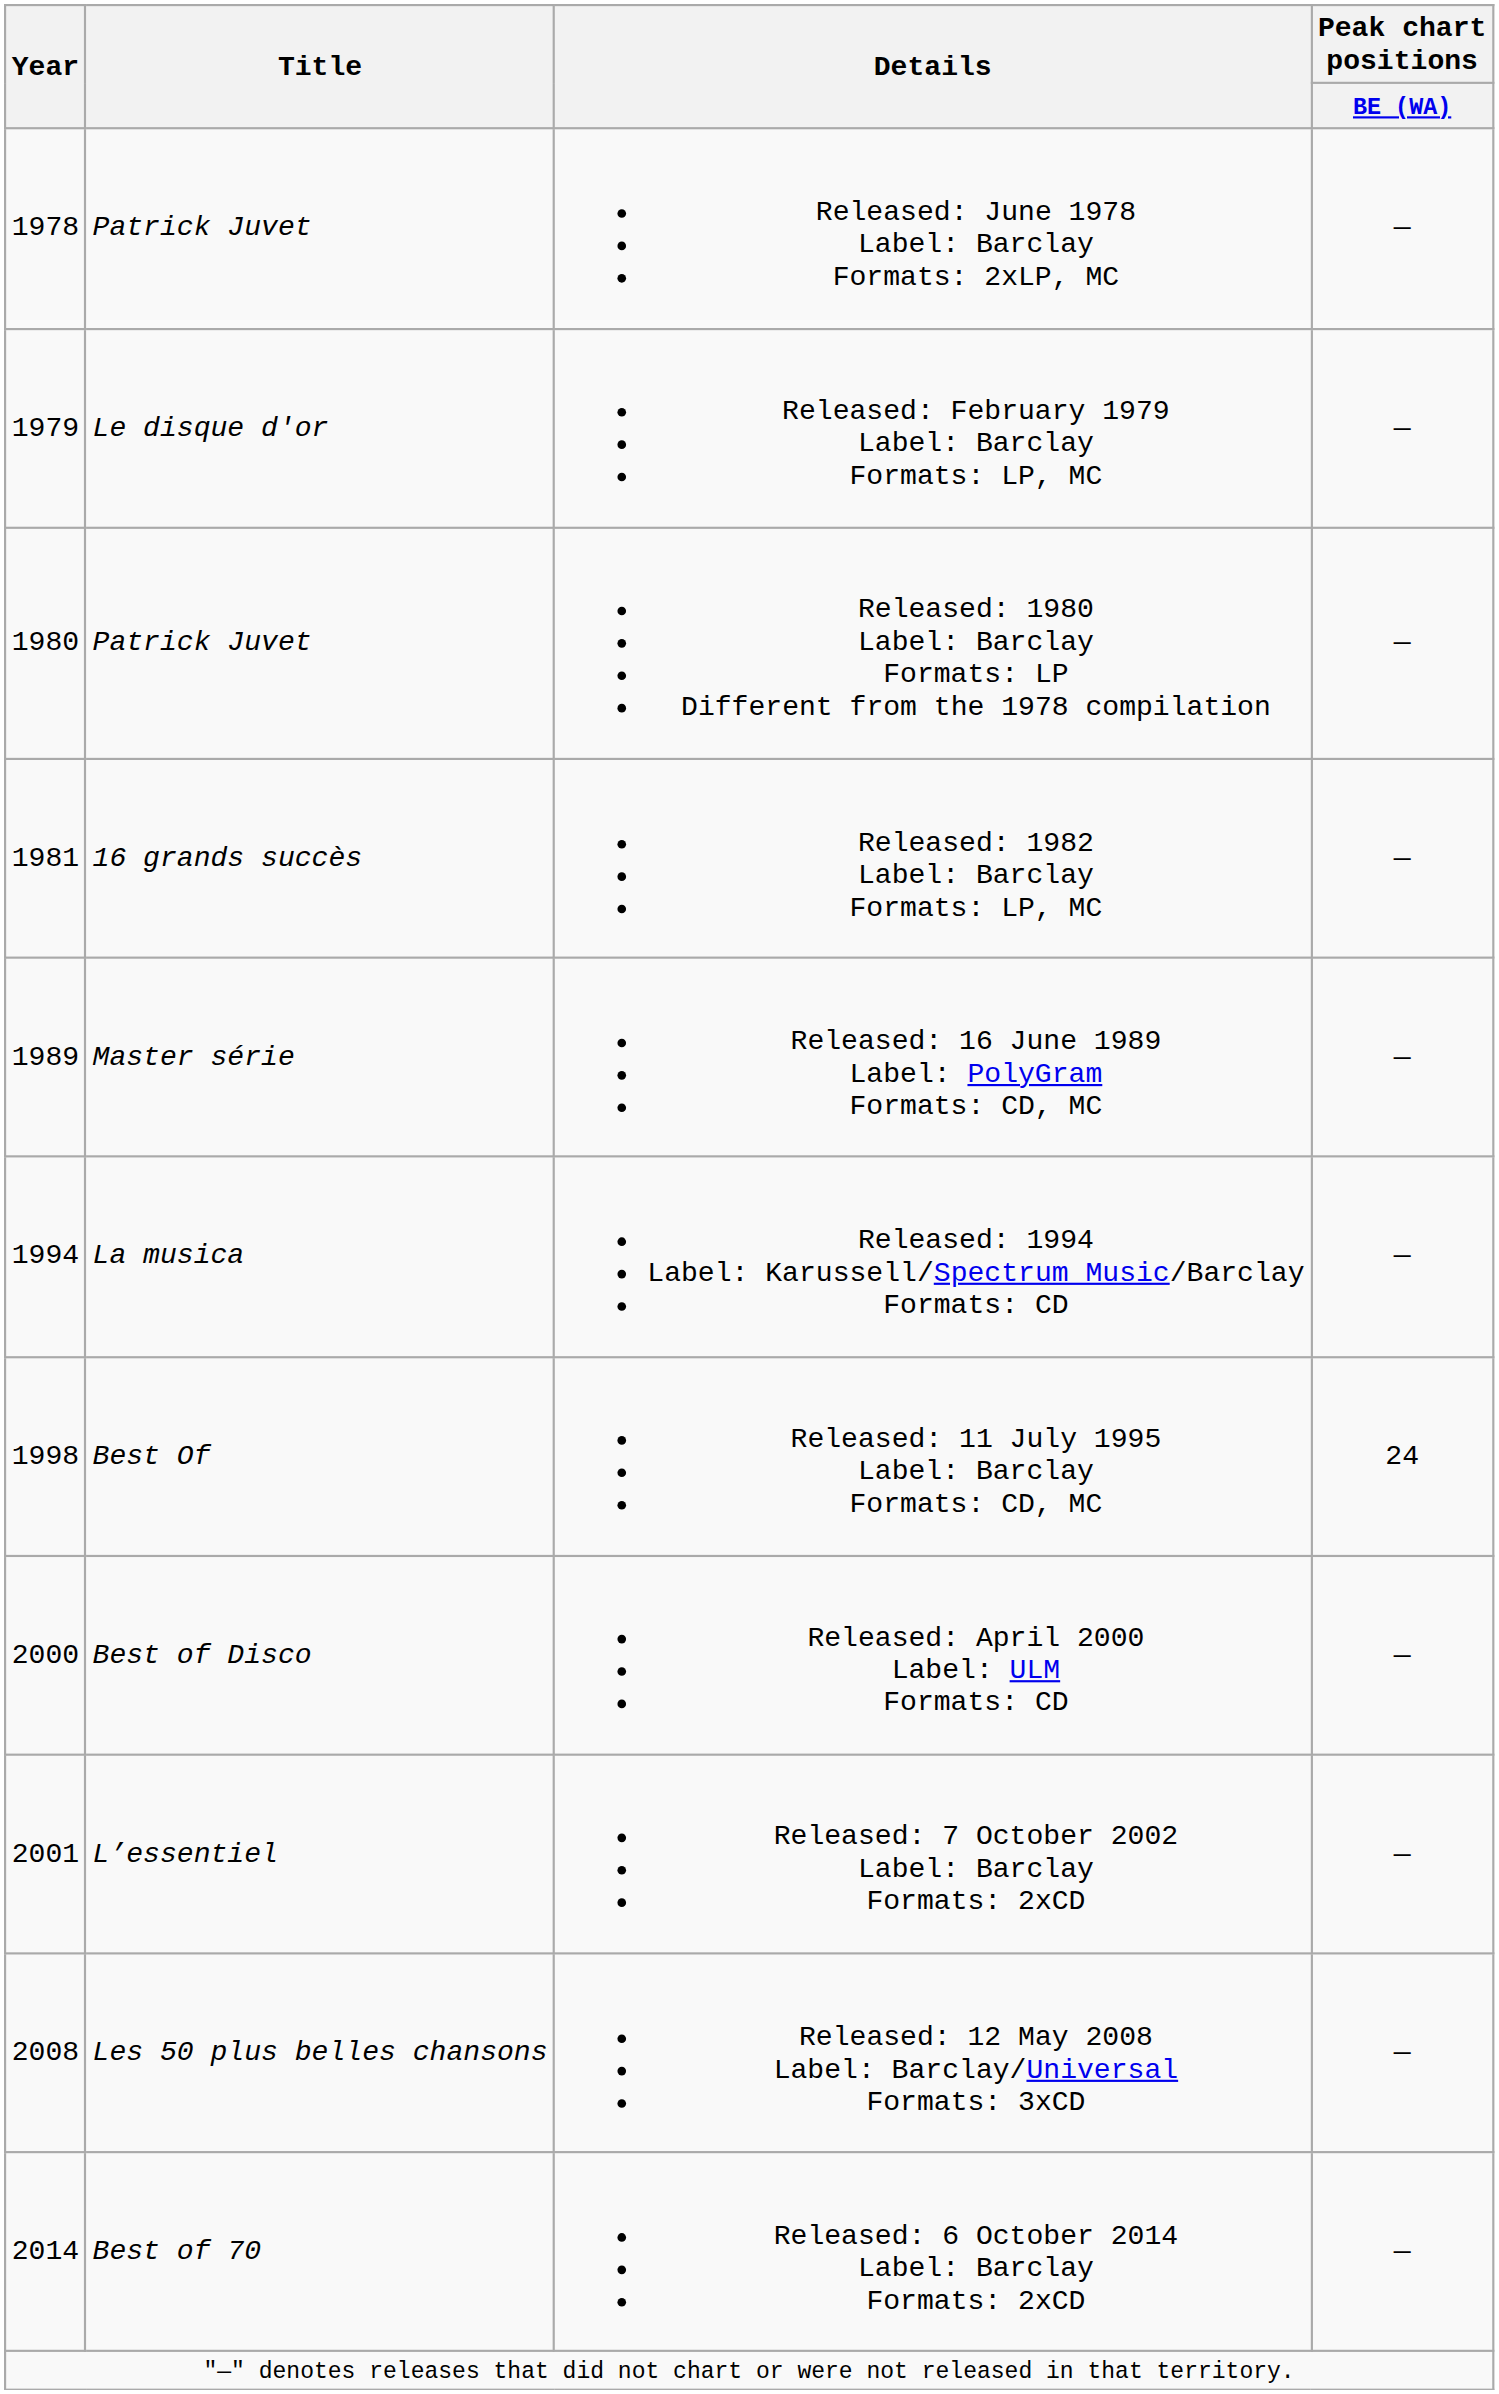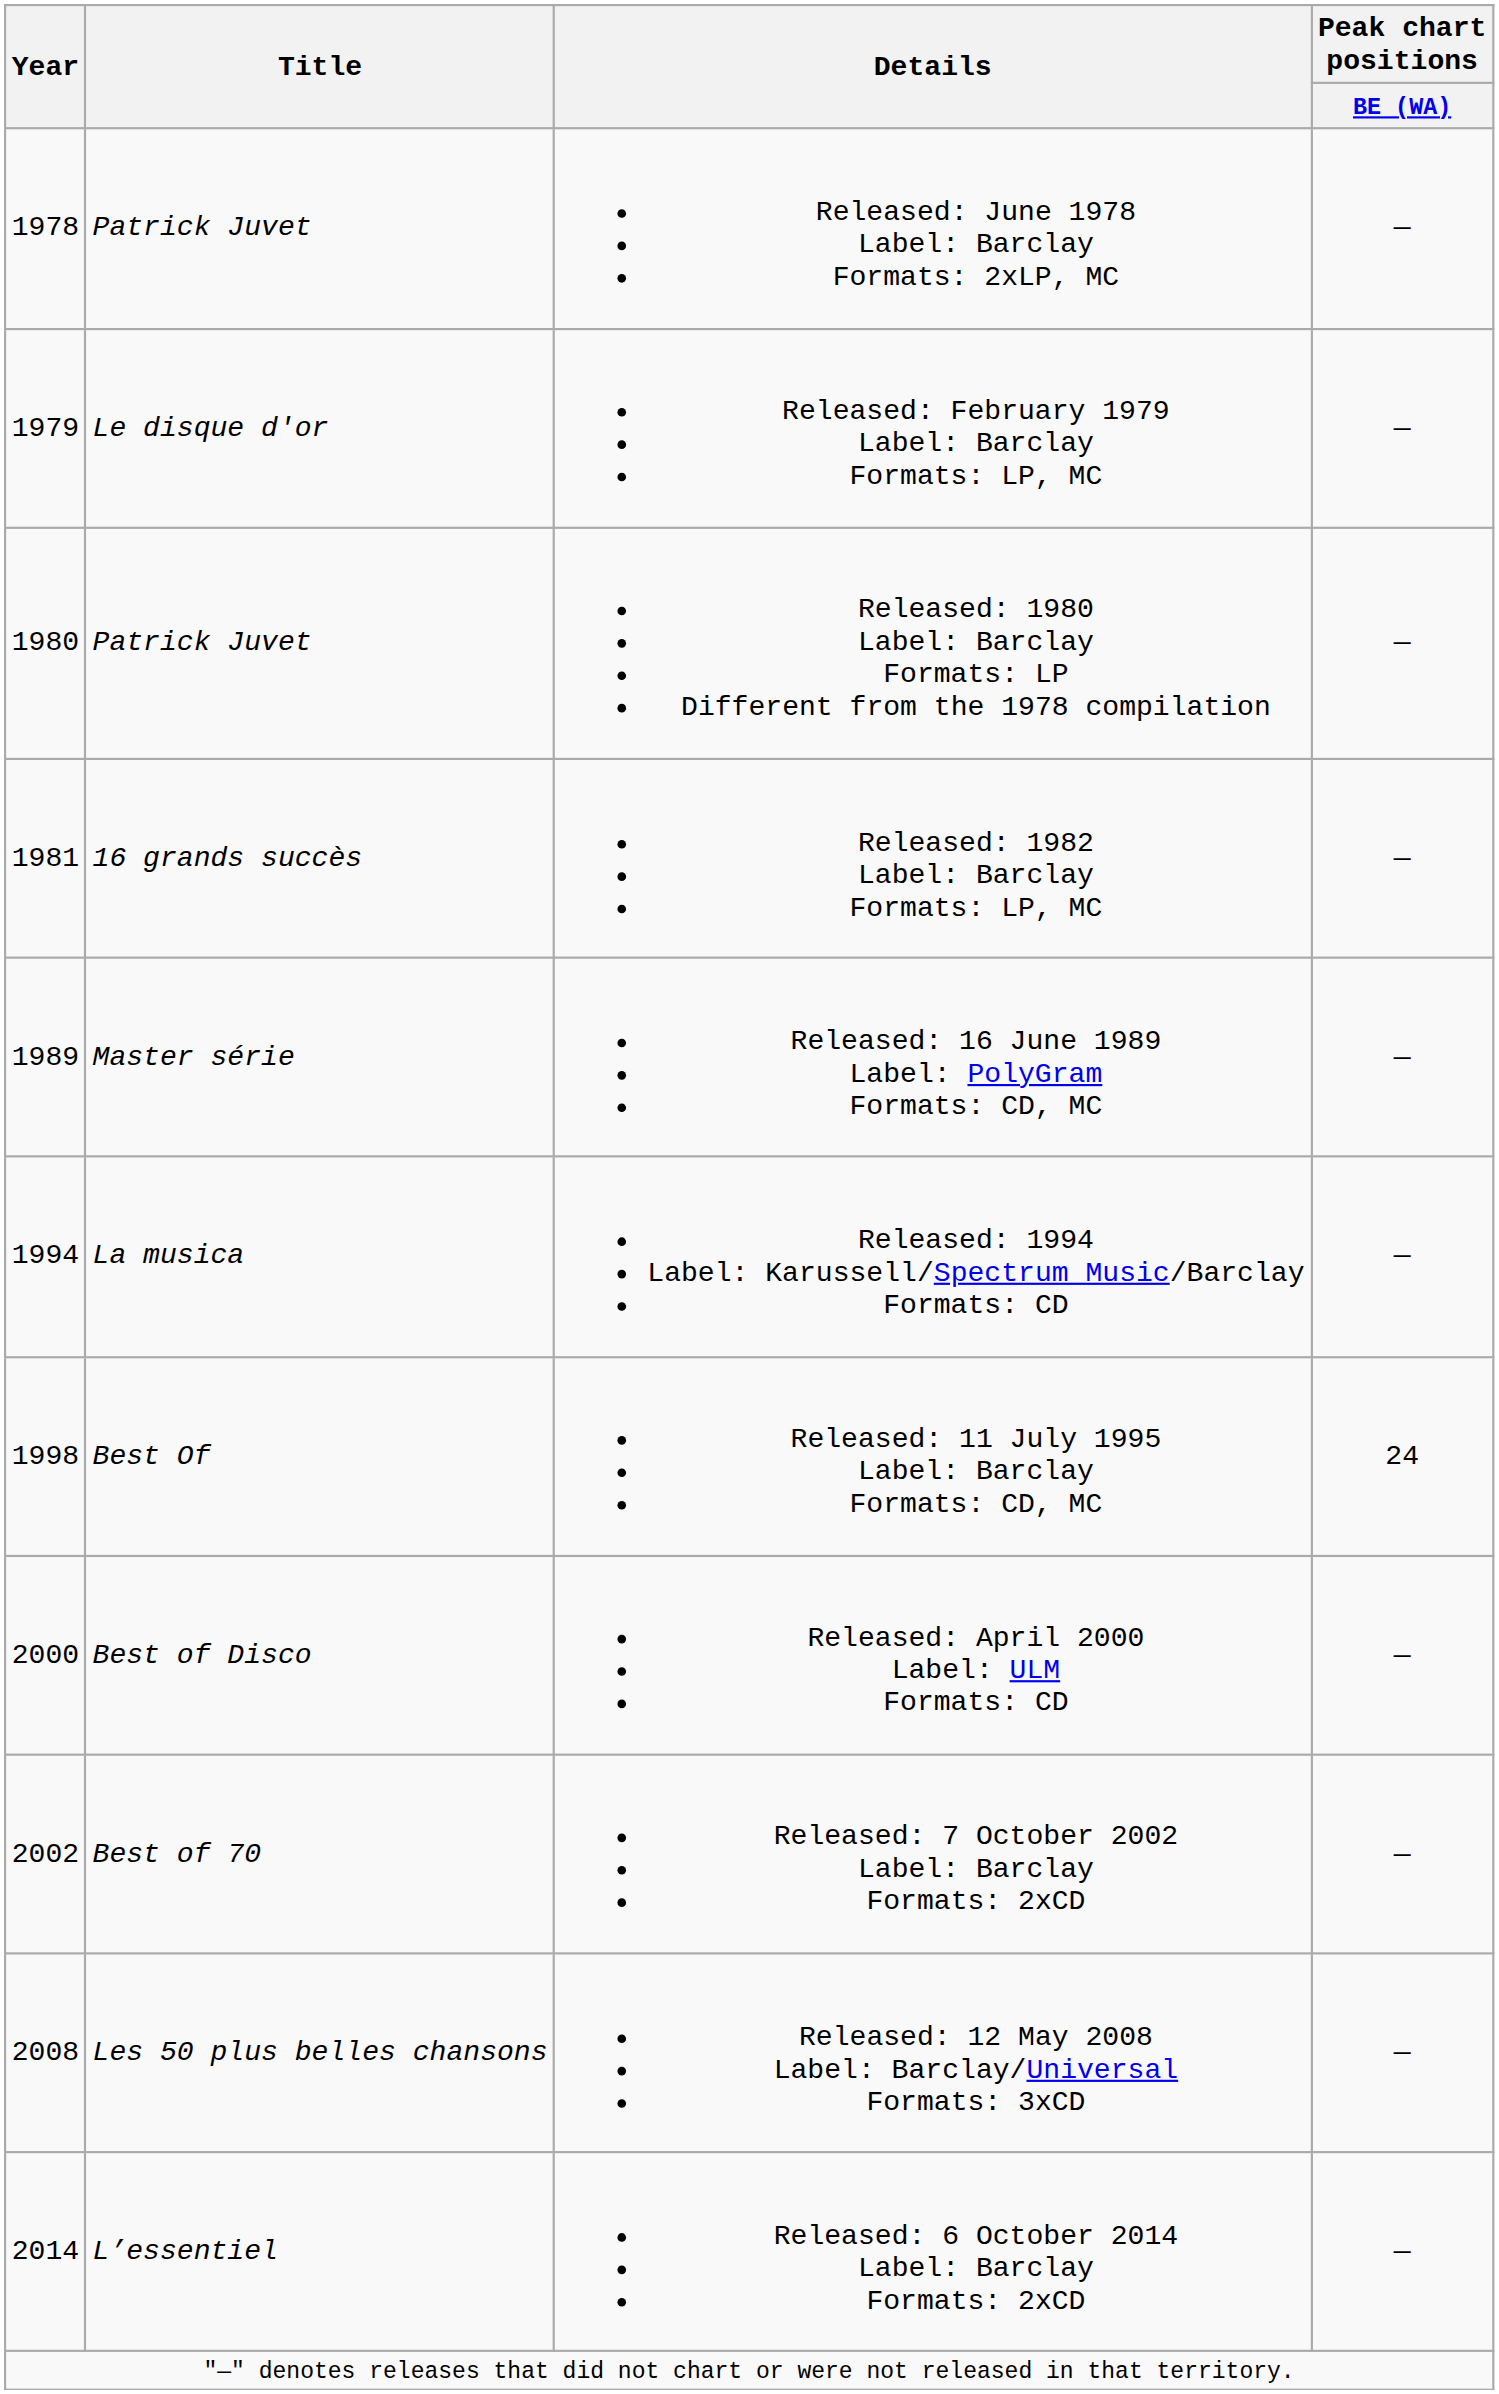(45, 1854) 2001 -> (45, 1854) 2002
(185, 1854) L’essentiel -> (177, 1854) Best of 70
(177, 2252) Best of 70 -> (185, 2252) L’essentiel
